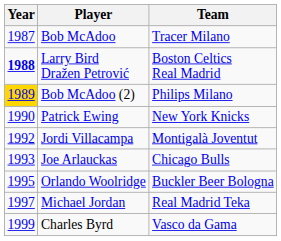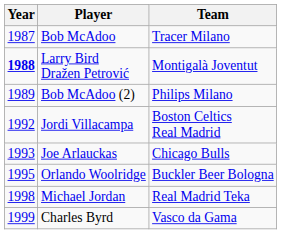(192, 66) Boston Celtics Real Madrid -> (205, 66) Montigalà Joventut
(21, 95) gold background -> (21, 95) no background
- row: (80, 116)
(205, 138) Montigalà Joventut -> (192, 124) Boston Celtics Real Madrid
(21, 203) 1997 -> (21, 196) 1998
